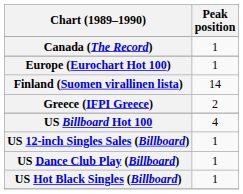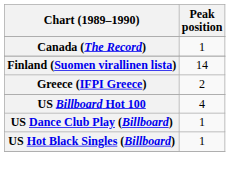- row: (98, 65)
- row: (98, 141)
